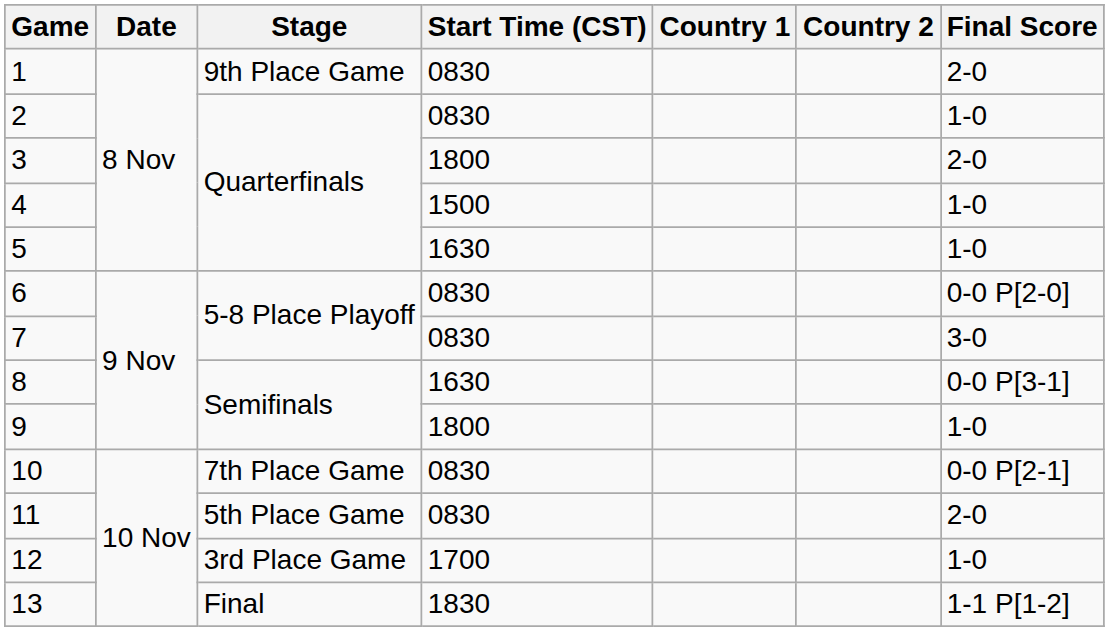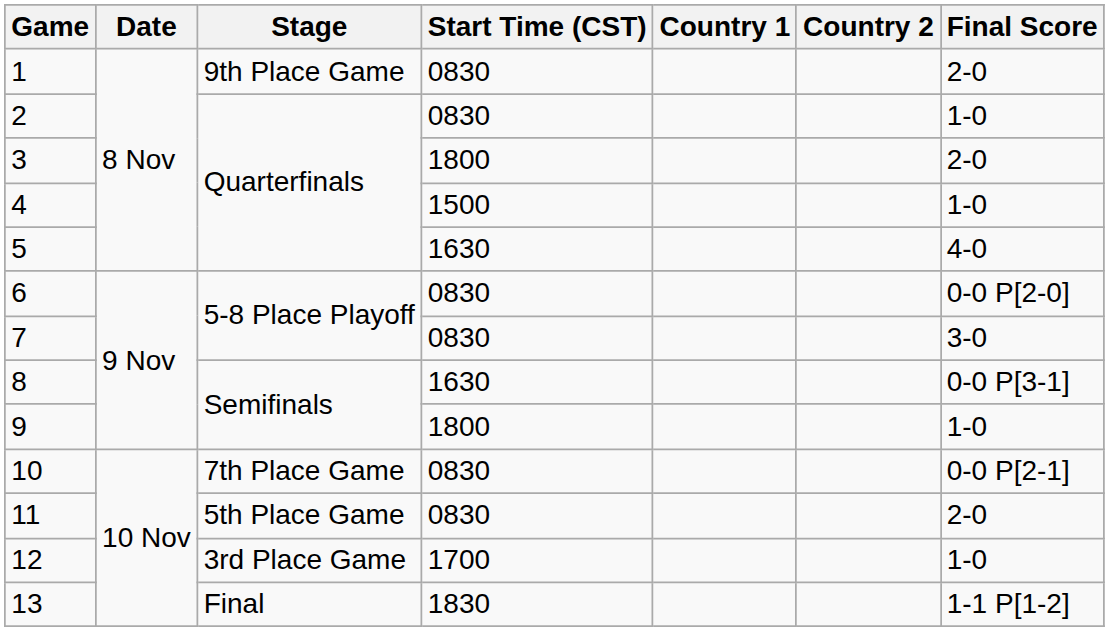(967, 248) 1-0 -> (967, 248) 4-0
